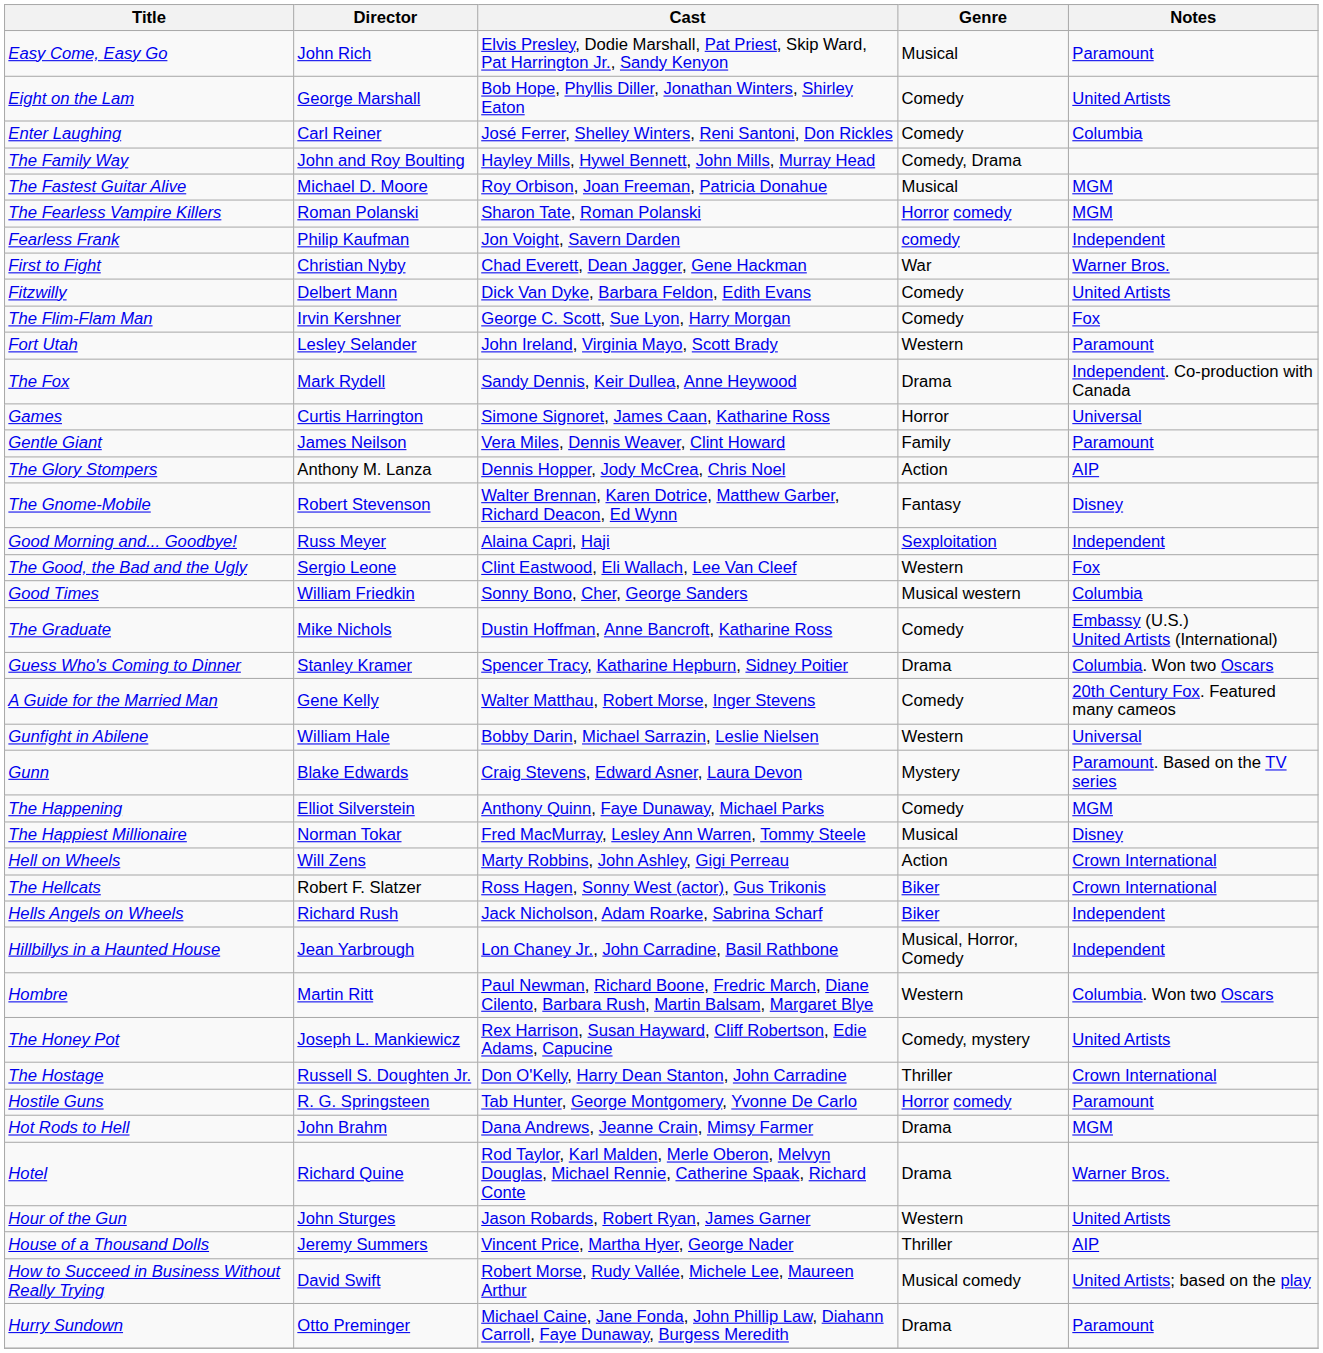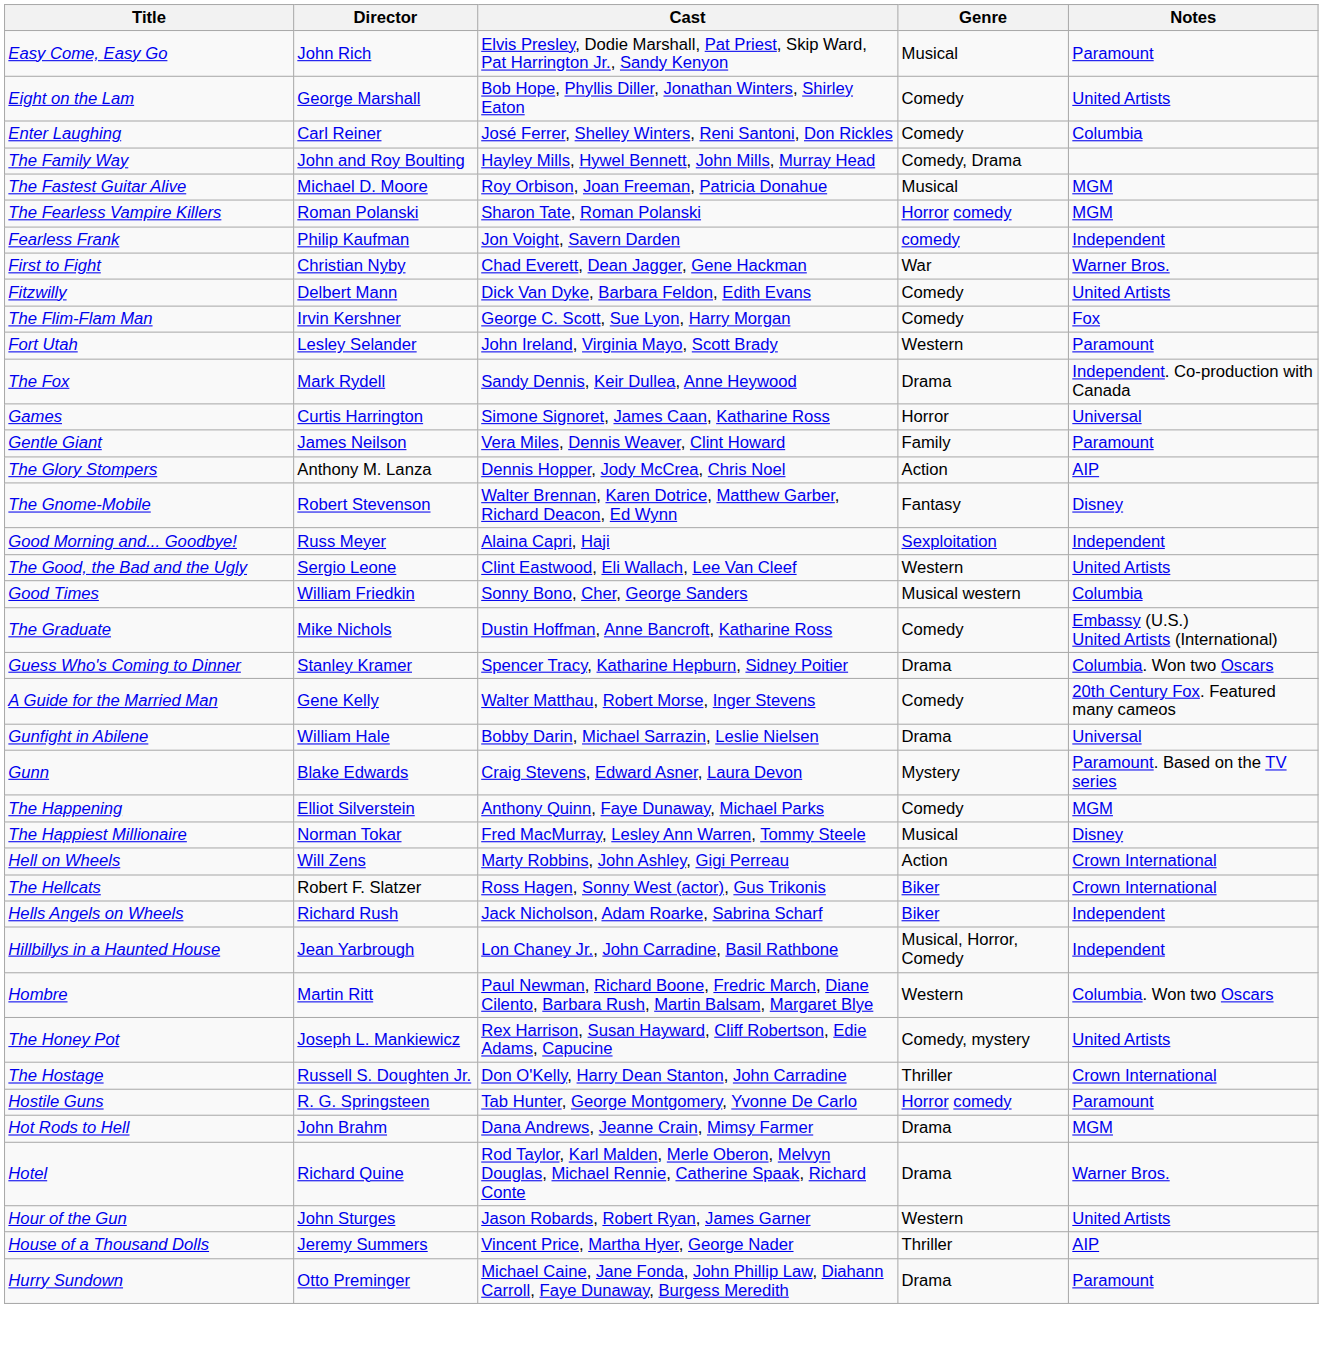(1086, 567) Fox -> (1121, 567) United Artists
(932, 736) Western -> (927, 736) Drama
- row: (144, 1280)
